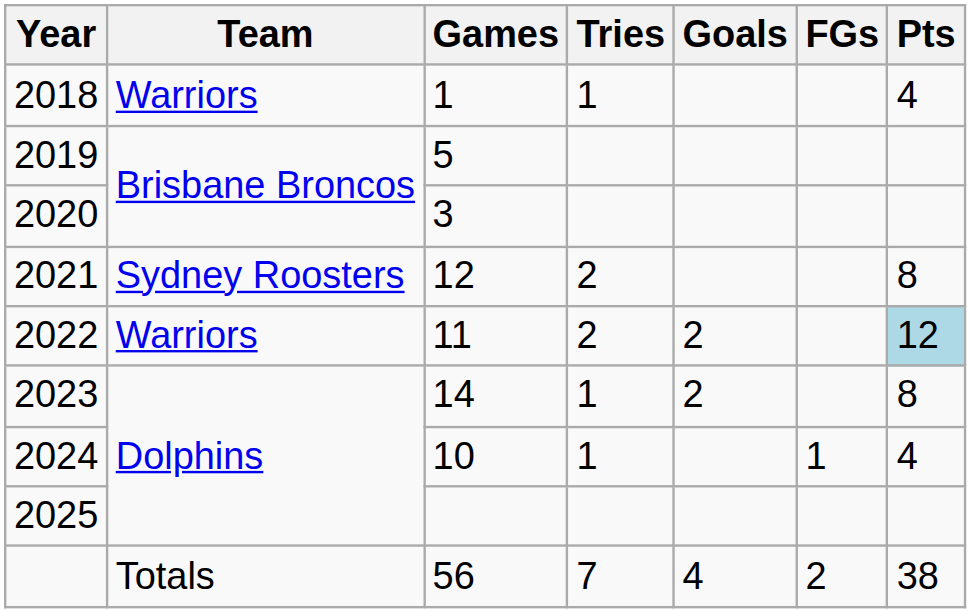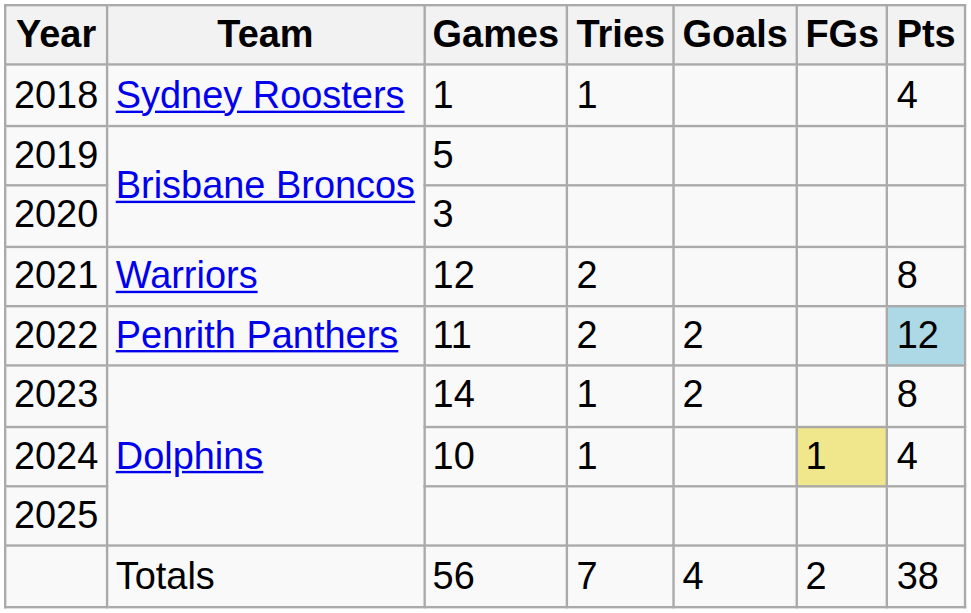(187, 94) Warriors -> (260, 94) Sydney Roosters
(260, 275) Sydney Roosters -> (187, 275) Warriors
(187, 335) Warriors -> (257, 335) Penrith Panthers
(816, 455) no background -> (816, 455) khaki background
